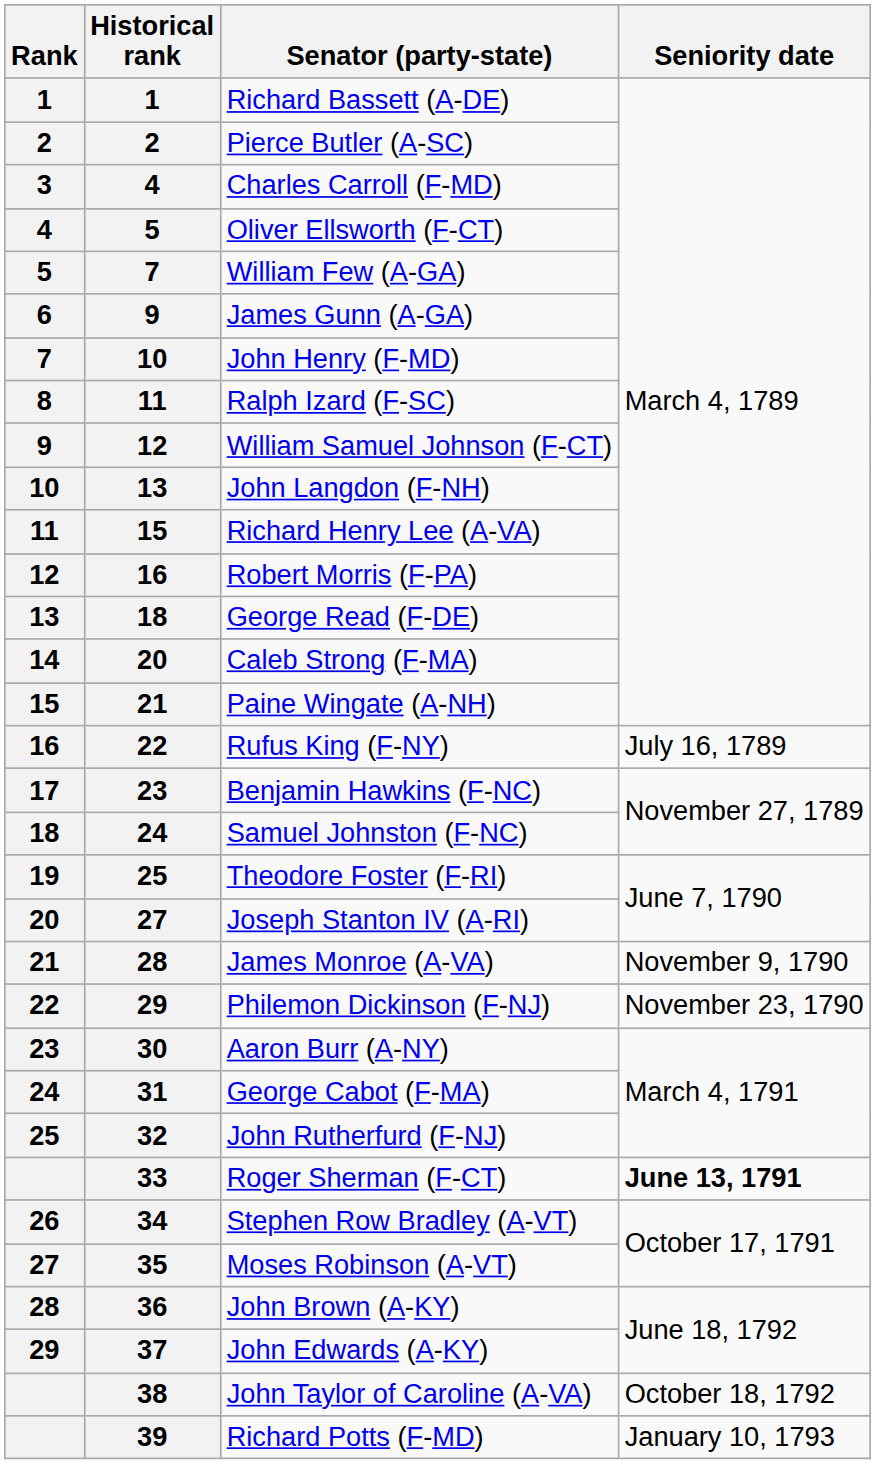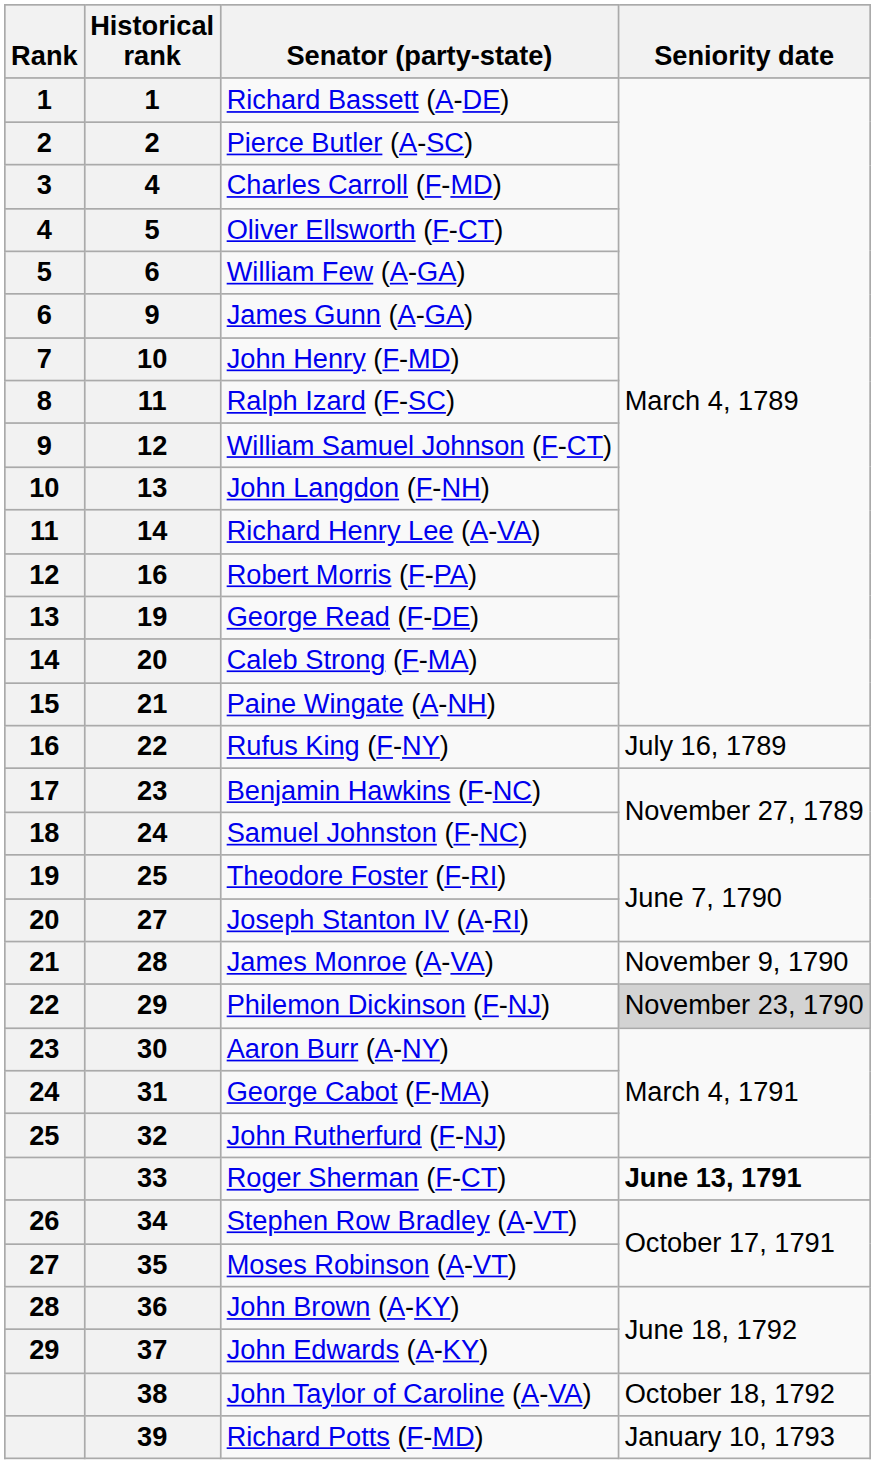(152, 272) 7 -> (152, 272) 6
(152, 531) 15 -> (152, 531) 14
(152, 617) 18 -> (152, 617) 19
(744, 1005) no background -> (744, 1005) lightgrey background
